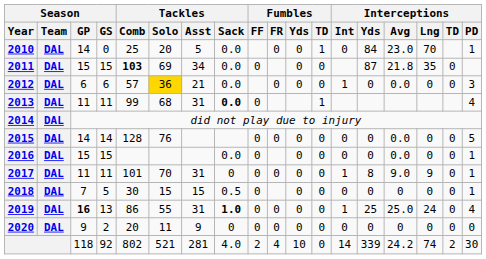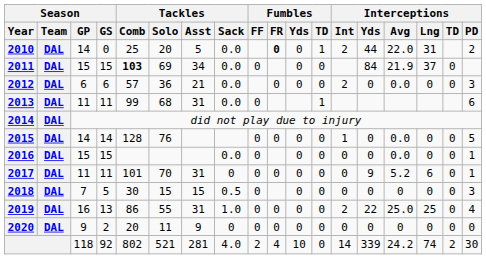(277, 49) normal -> (277, 49) bold
(345, 49) 0 -> (345, 49) 2
(371, 49) 84 -> (371, 49) 44
(400, 49) 23.0 -> (400, 49) 22.0
(430, 49) 70 -> (430, 49) 31
(472, 49) 1 -> (472, 49) 2
(371, 67) 87 -> (371, 67) 84
(400, 67) 21.8 -> (400, 67) 21.9
(430, 67) 35 -> (430, 67) 37
(165, 85) gold background -> (165, 85) no background
(345, 85) 1 -> (345, 85) 2
(231, 102) bold -> (231, 102) normal
(472, 102) 4 -> (472, 102) 6
(345, 138) 0 -> (345, 138) 1
(345, 173) 1 -> (345, 173) 0
(371, 173) 8 -> (371, 173) 9
(400, 173) 9.0 -> (400, 173) 5.2
(430, 173) 9 -> (430, 173) 6
(472, 191) 1 -> (472, 191) 3
(83, 209) bold -> (83, 209) normal
(231, 209) bold -> (231, 209) normal
(345, 209) 1 -> (345, 209) 2
(371, 209) 25 -> (371, 209) 22
(430, 209) 24 -> (430, 209) 25
